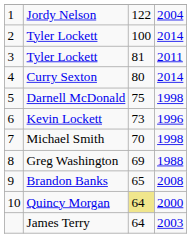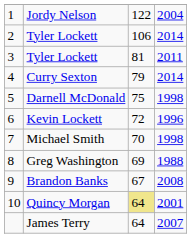(141, 35) 100 -> (141, 35) 106
(138, 77) 80 -> (138, 77) 79
(138, 118) 73 -> (138, 118) 72
(138, 181) 65 -> (138, 181) 67
(170, 202) 2000 -> (170, 202) 2001
(170, 222) 2003 -> (170, 222) 2007
